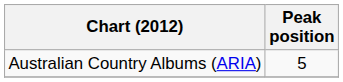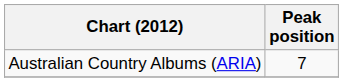(302, 63) 5 -> (302, 63) 7
